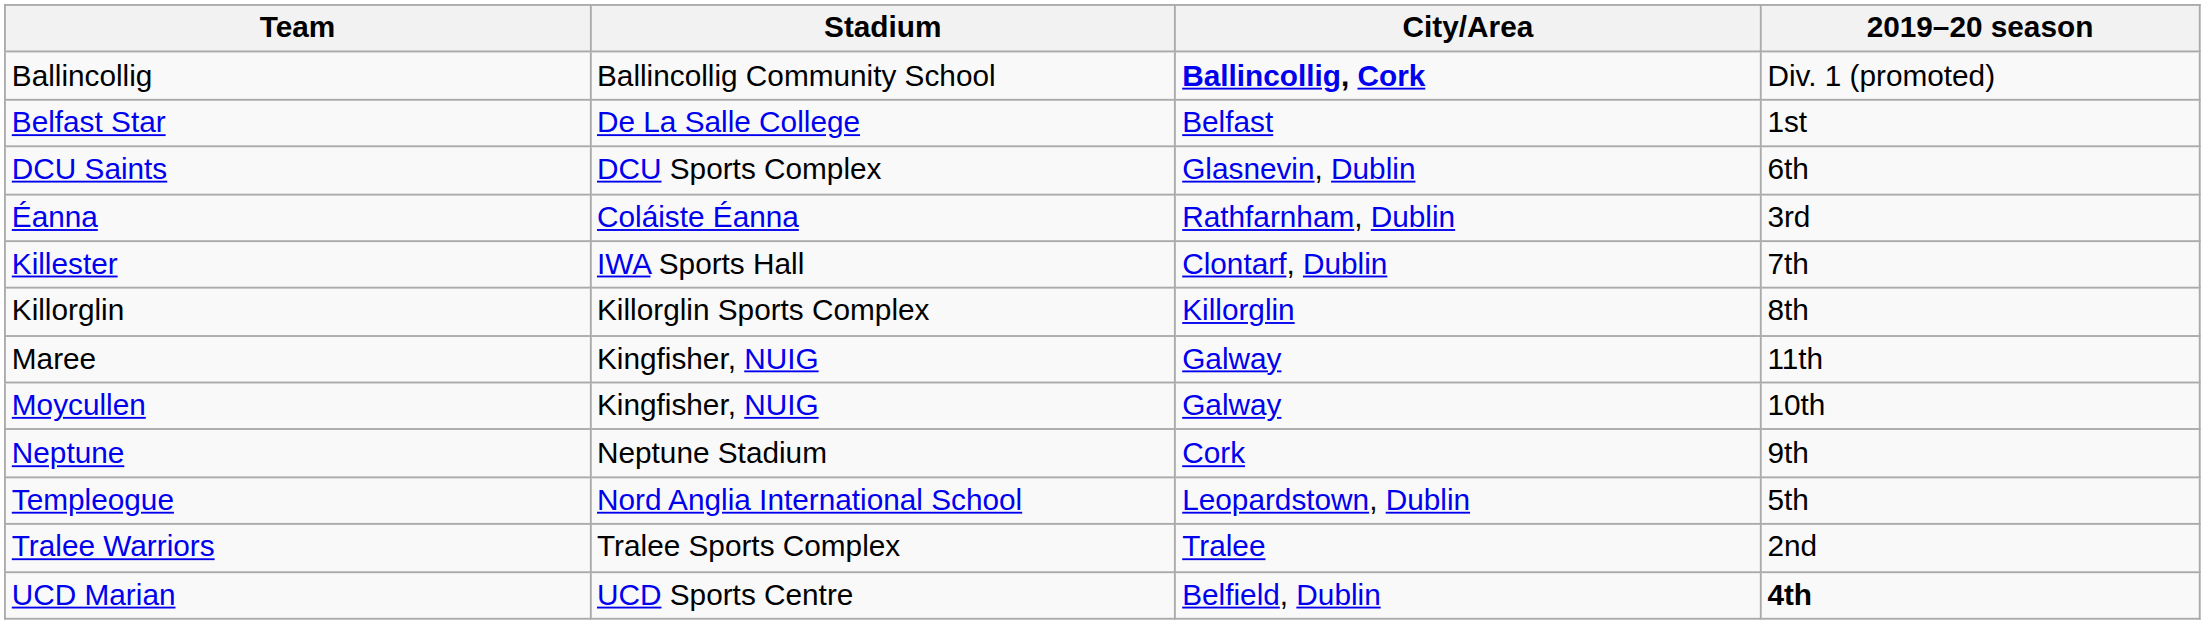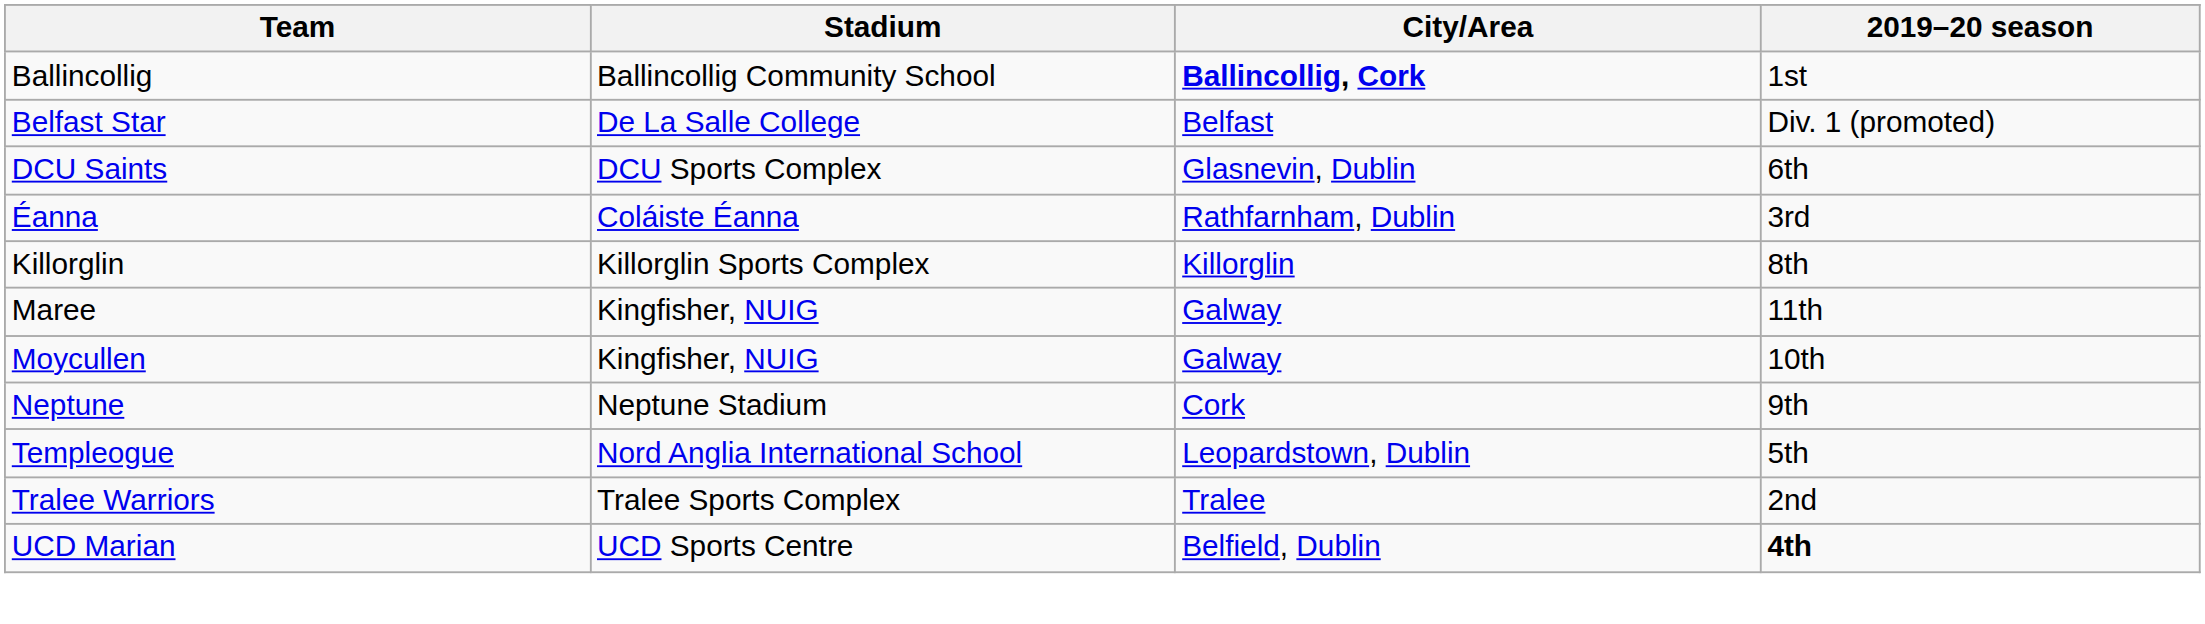(1881, 75) Div. 1 (promoted) -> (1787, 75) 1st
(1787, 122) 1st -> (1881, 122) Div. 1 (promoted)
- row: (65, 264)
